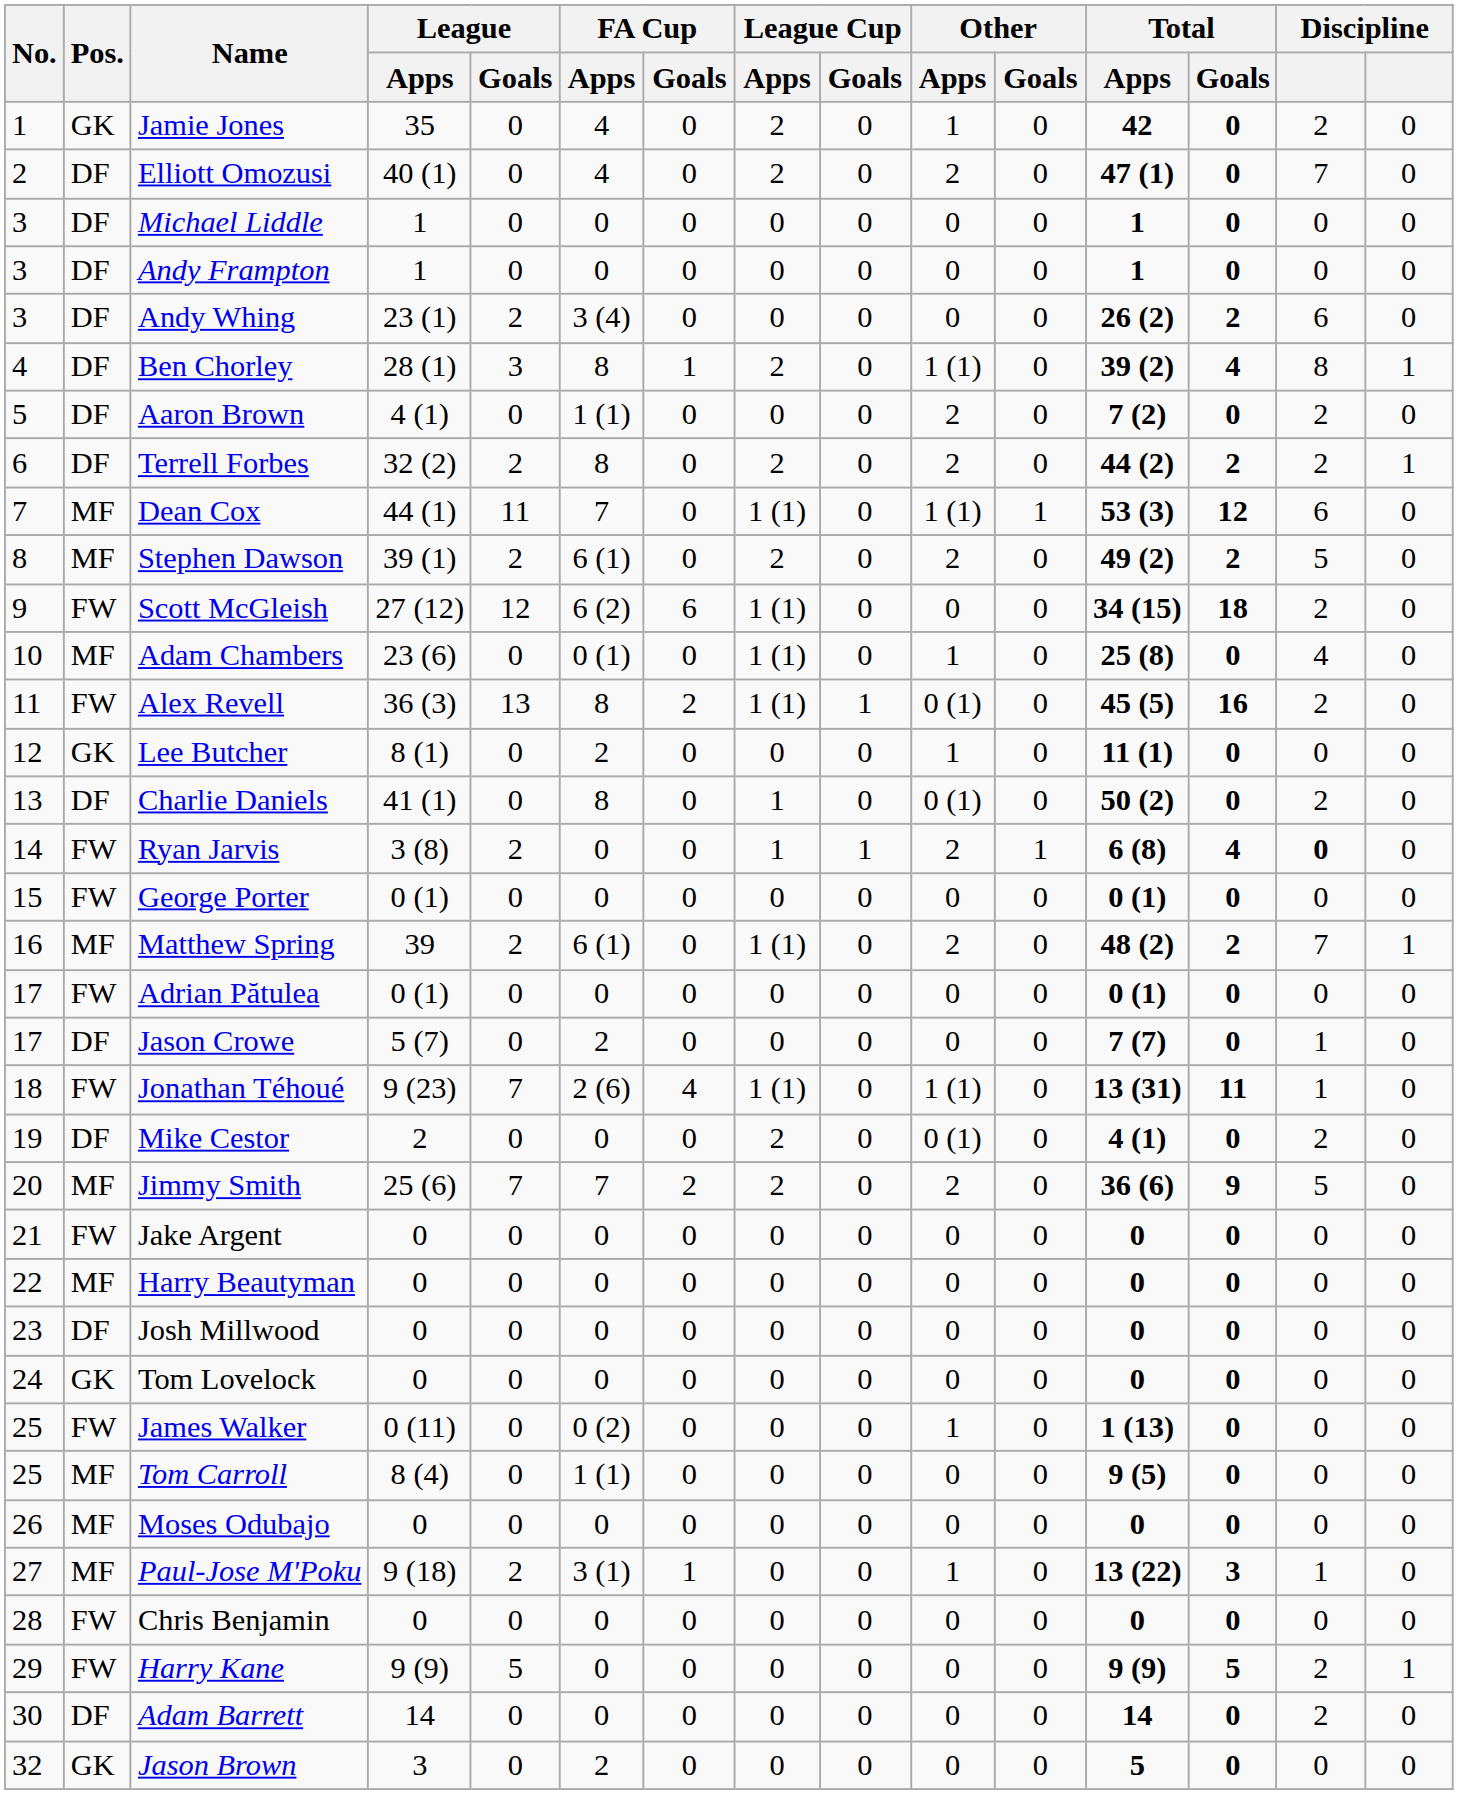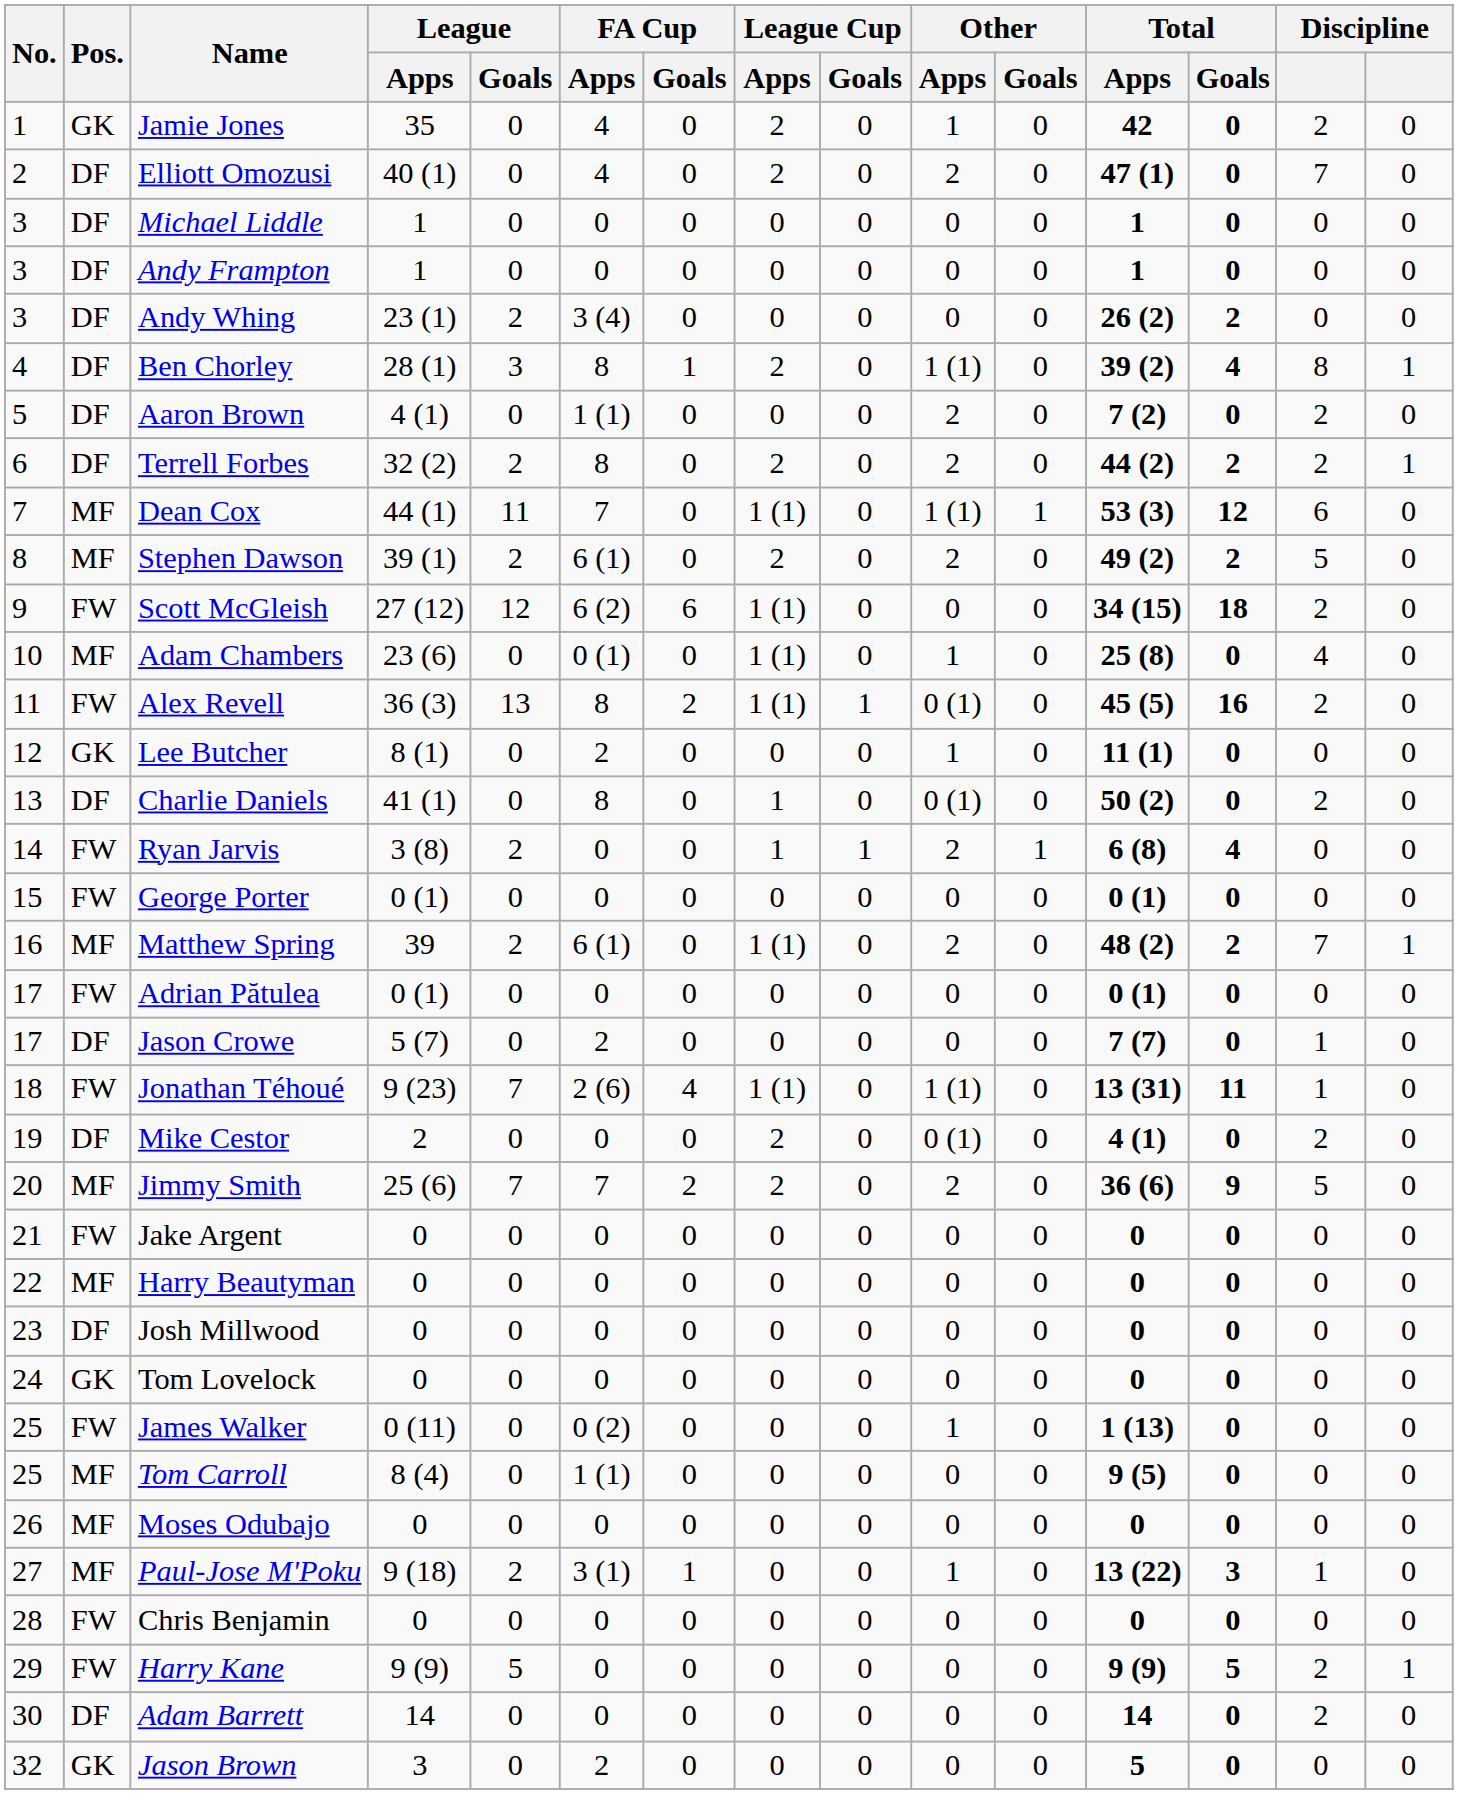(1321, 317) 6 -> (1321, 317) 0
(1321, 848) bold -> (1321, 848) normal
